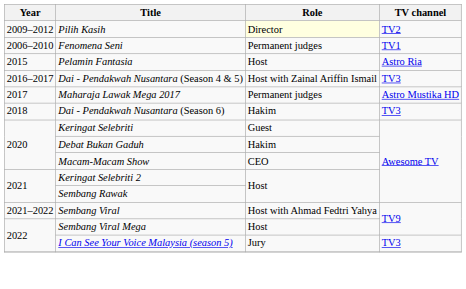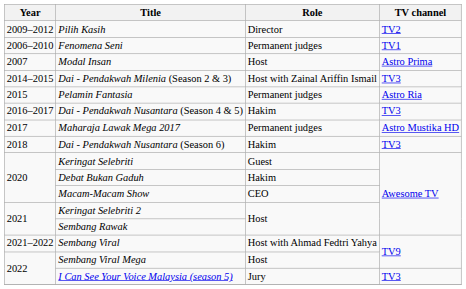(265, 29) lightyellow background -> (265, 29) no background
+ row: (85, 62)
+ row: (145, 78)
(258, 62) Host -> (285, 95) Permanent judges
(312, 78) Host with Zainal Ariffin Ismail -> (262, 111) Hakim
